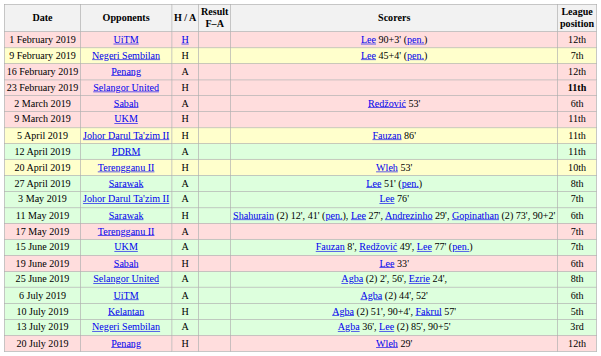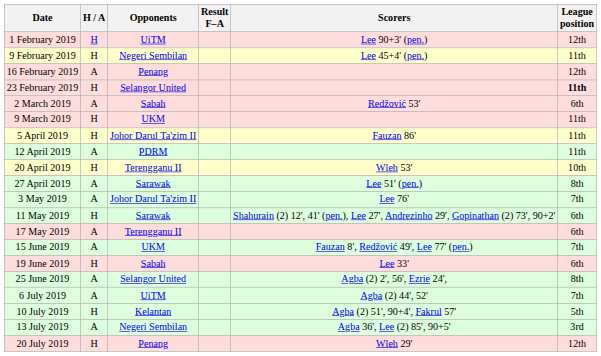columns swapped: (126, 18) <-> (185, 18)
(577, 55) 7th -> (577, 55) 11th
(577, 231) 7th -> (577, 231) 6th
(577, 295) 6th -> (577, 295) 7th
